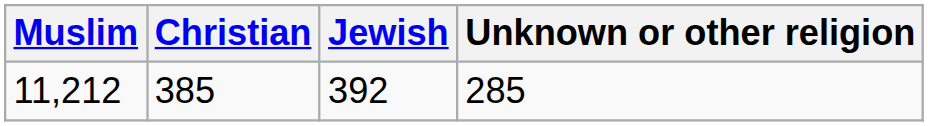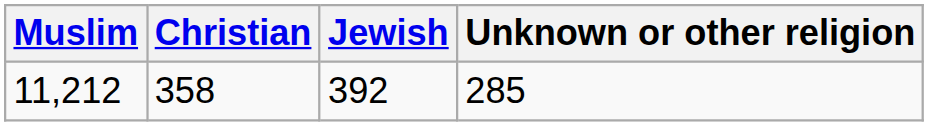(185, 90) 385 -> (185, 90) 358
